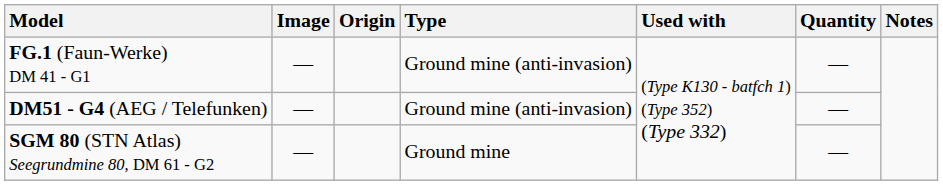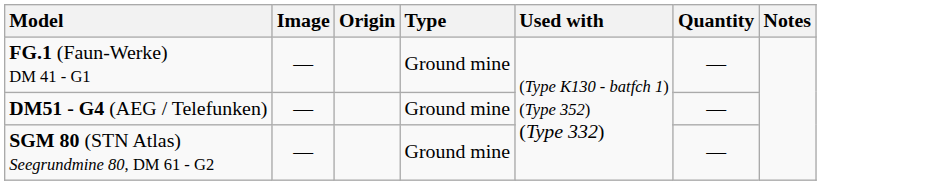(518, 64) Ground mine (anti-invasion) -> (457, 64) Ground mine
(518, 107) Ground mine (anti-invasion) -> (457, 107) Ground mine
